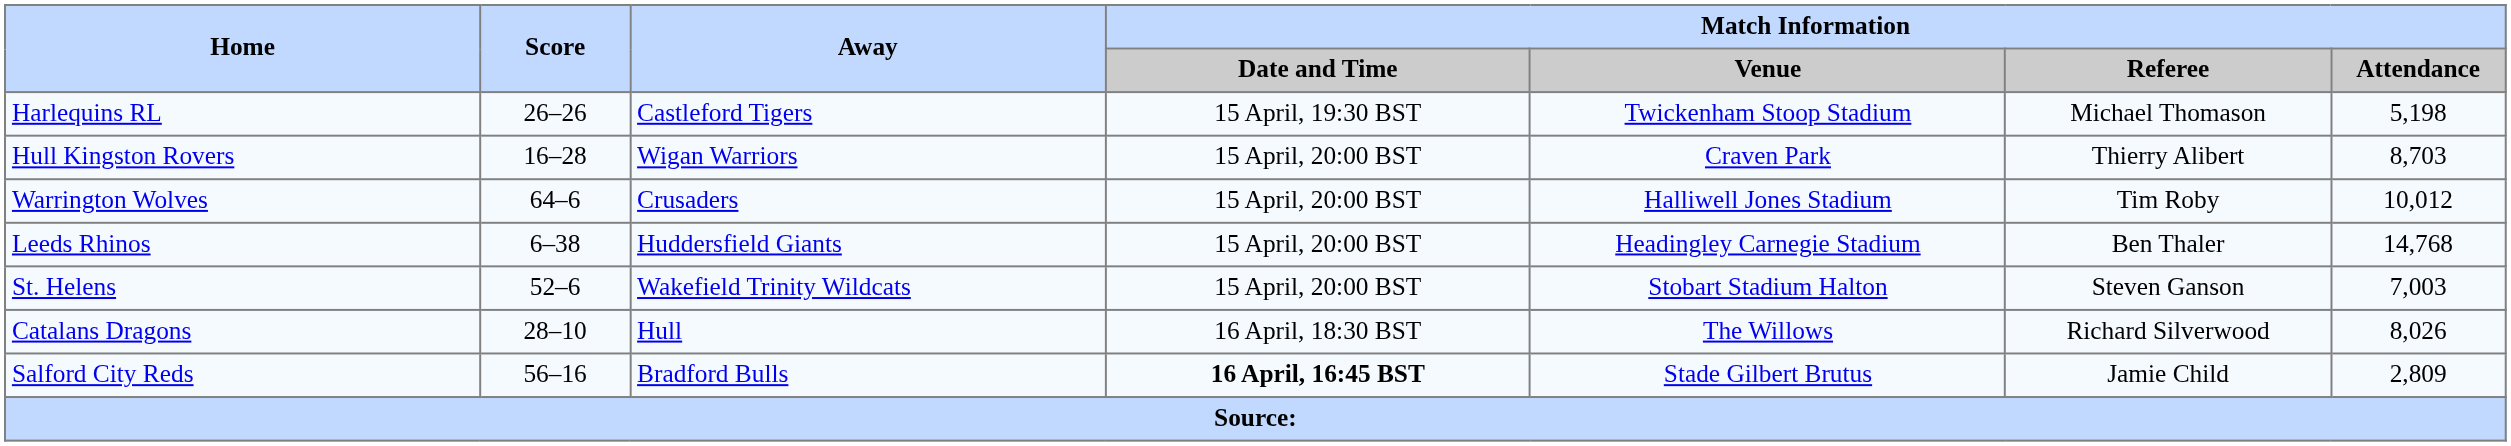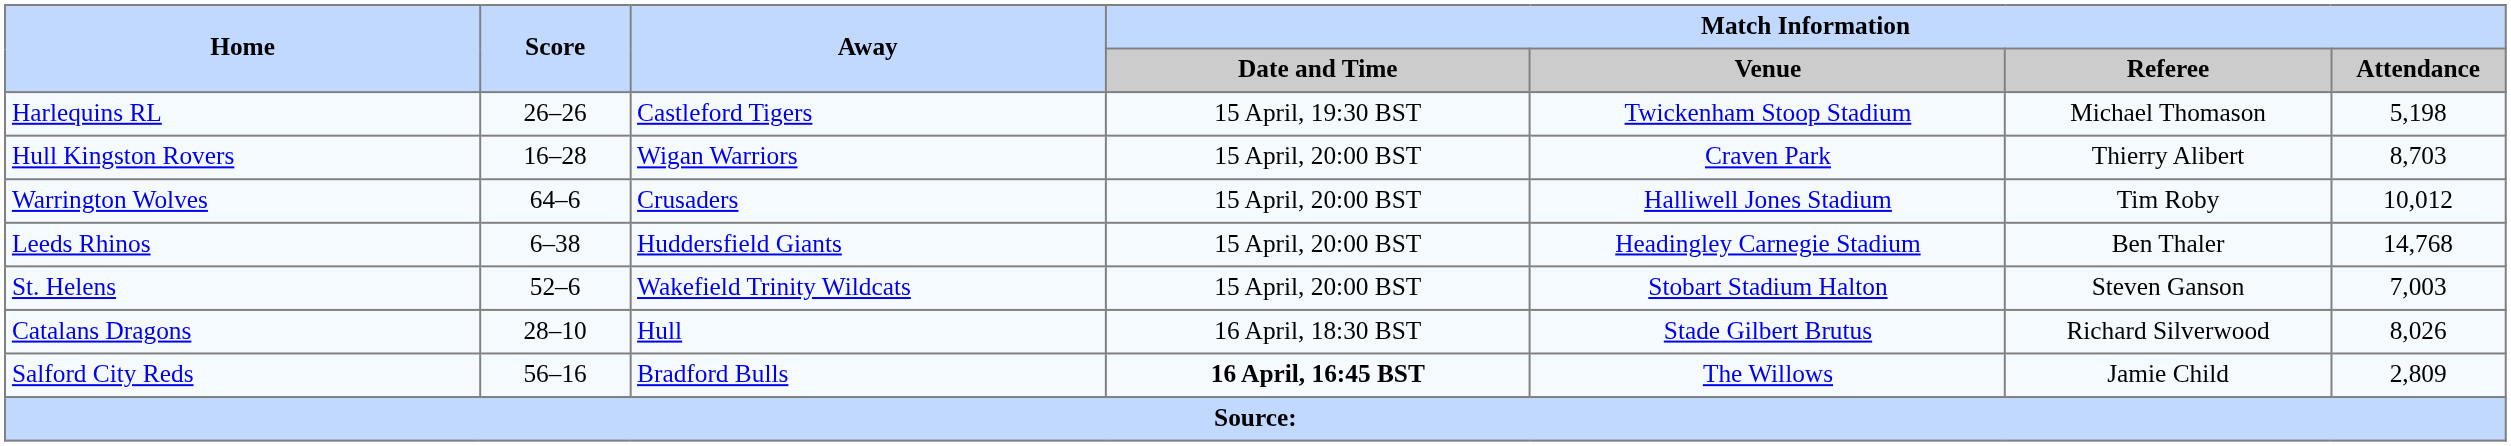(1768, 331) The Willows -> (1768, 331) Stade Gilbert Brutus
(1768, 374) Stade Gilbert Brutus -> (1768, 374) The Willows
